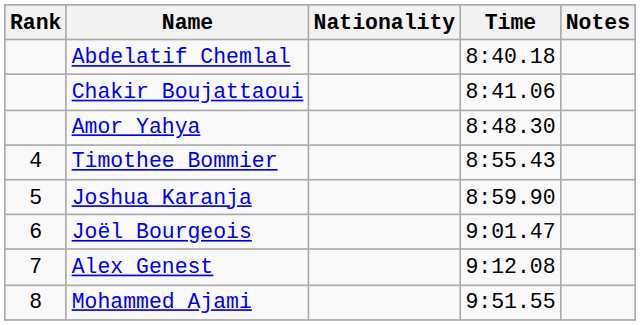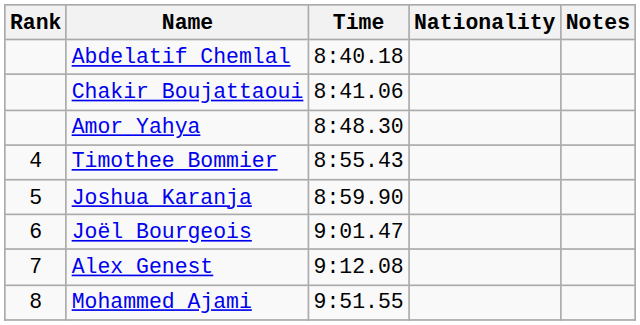columns swapped: (384, 22) <-> (510, 22)
